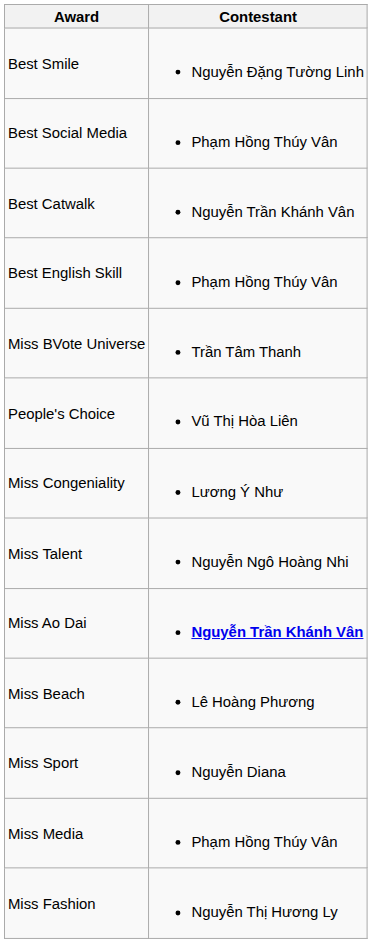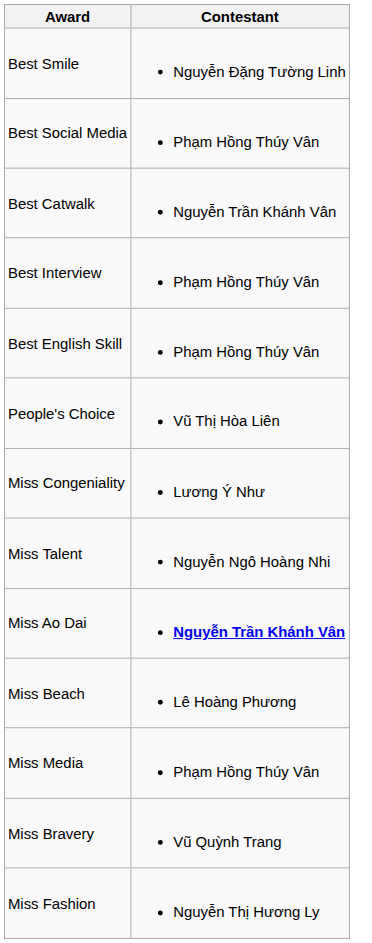+ row: (55, 273)
- row: (77, 343)
- row: (43, 763)
+ row: (51, 833)
